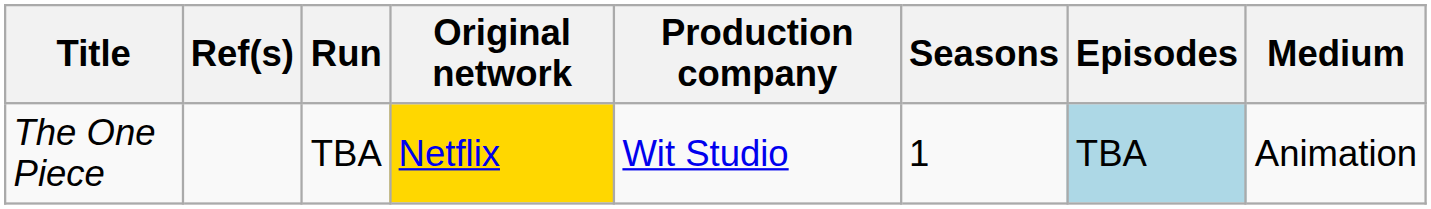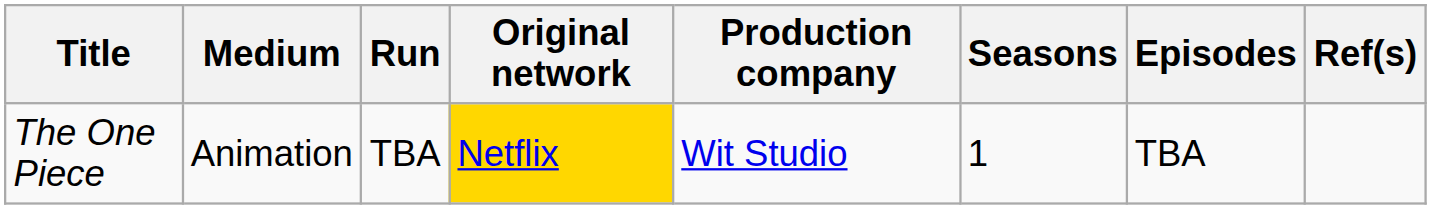columns swapped: (1336, 53) <-> (242, 53)
(1111, 152) lightblue background -> (1170, 152) no background
